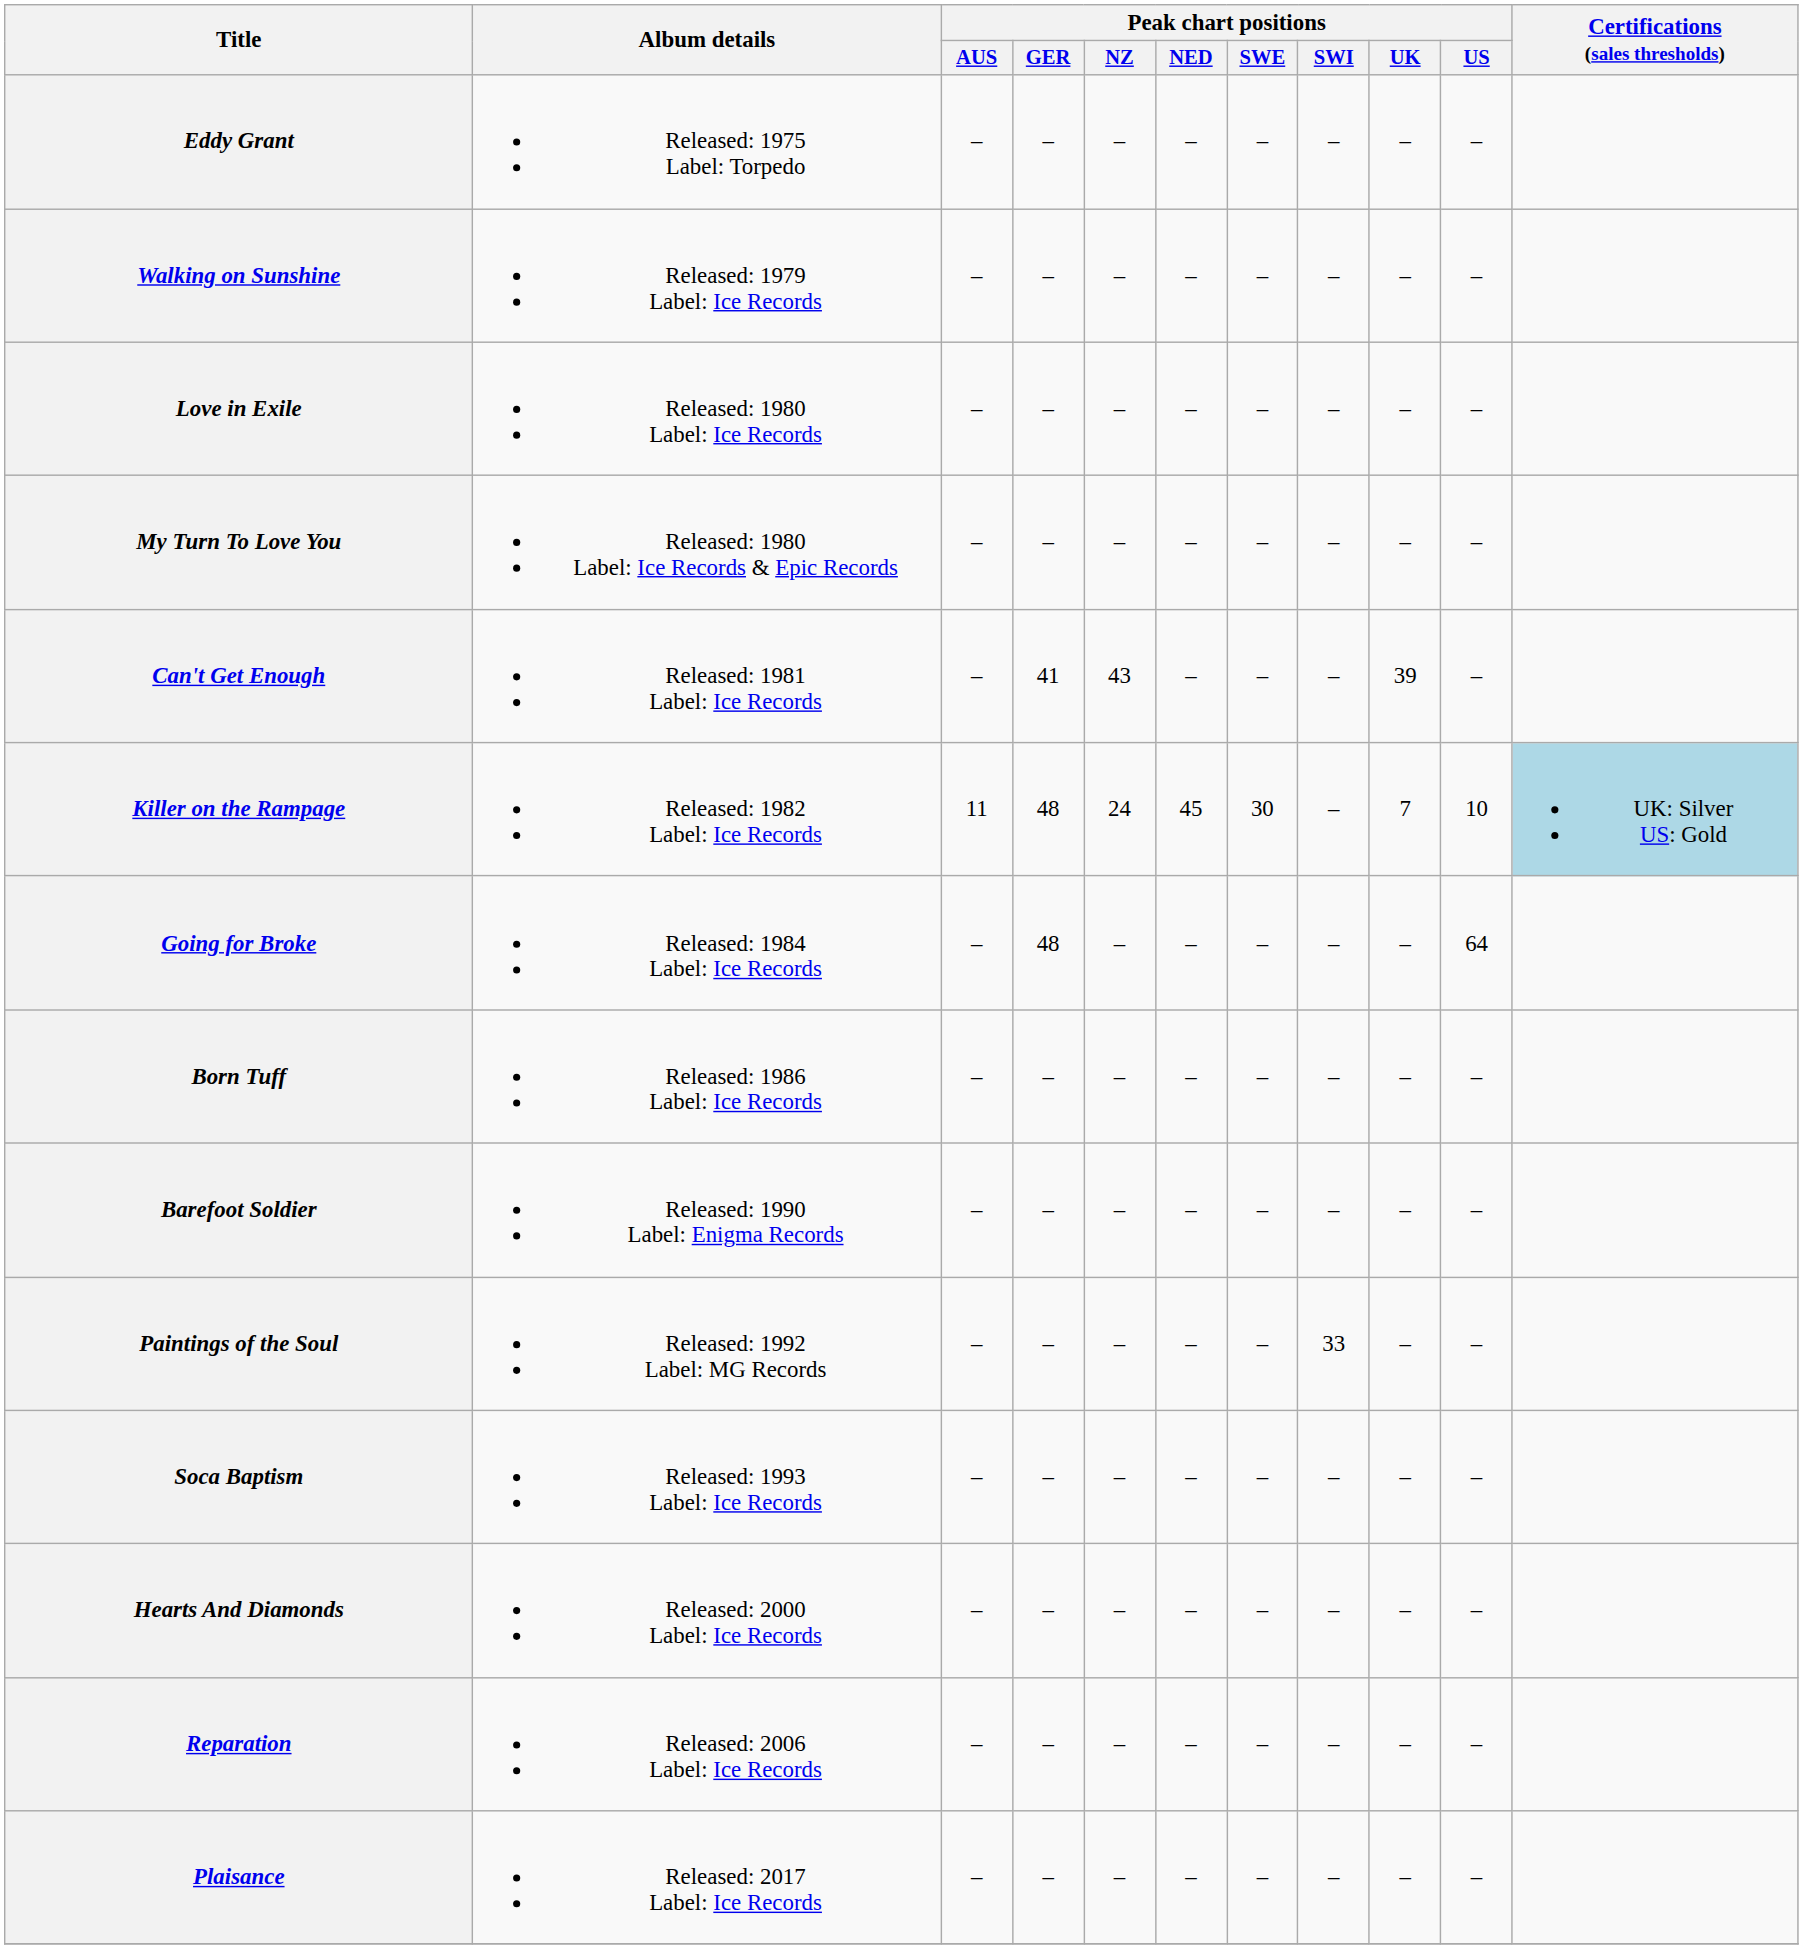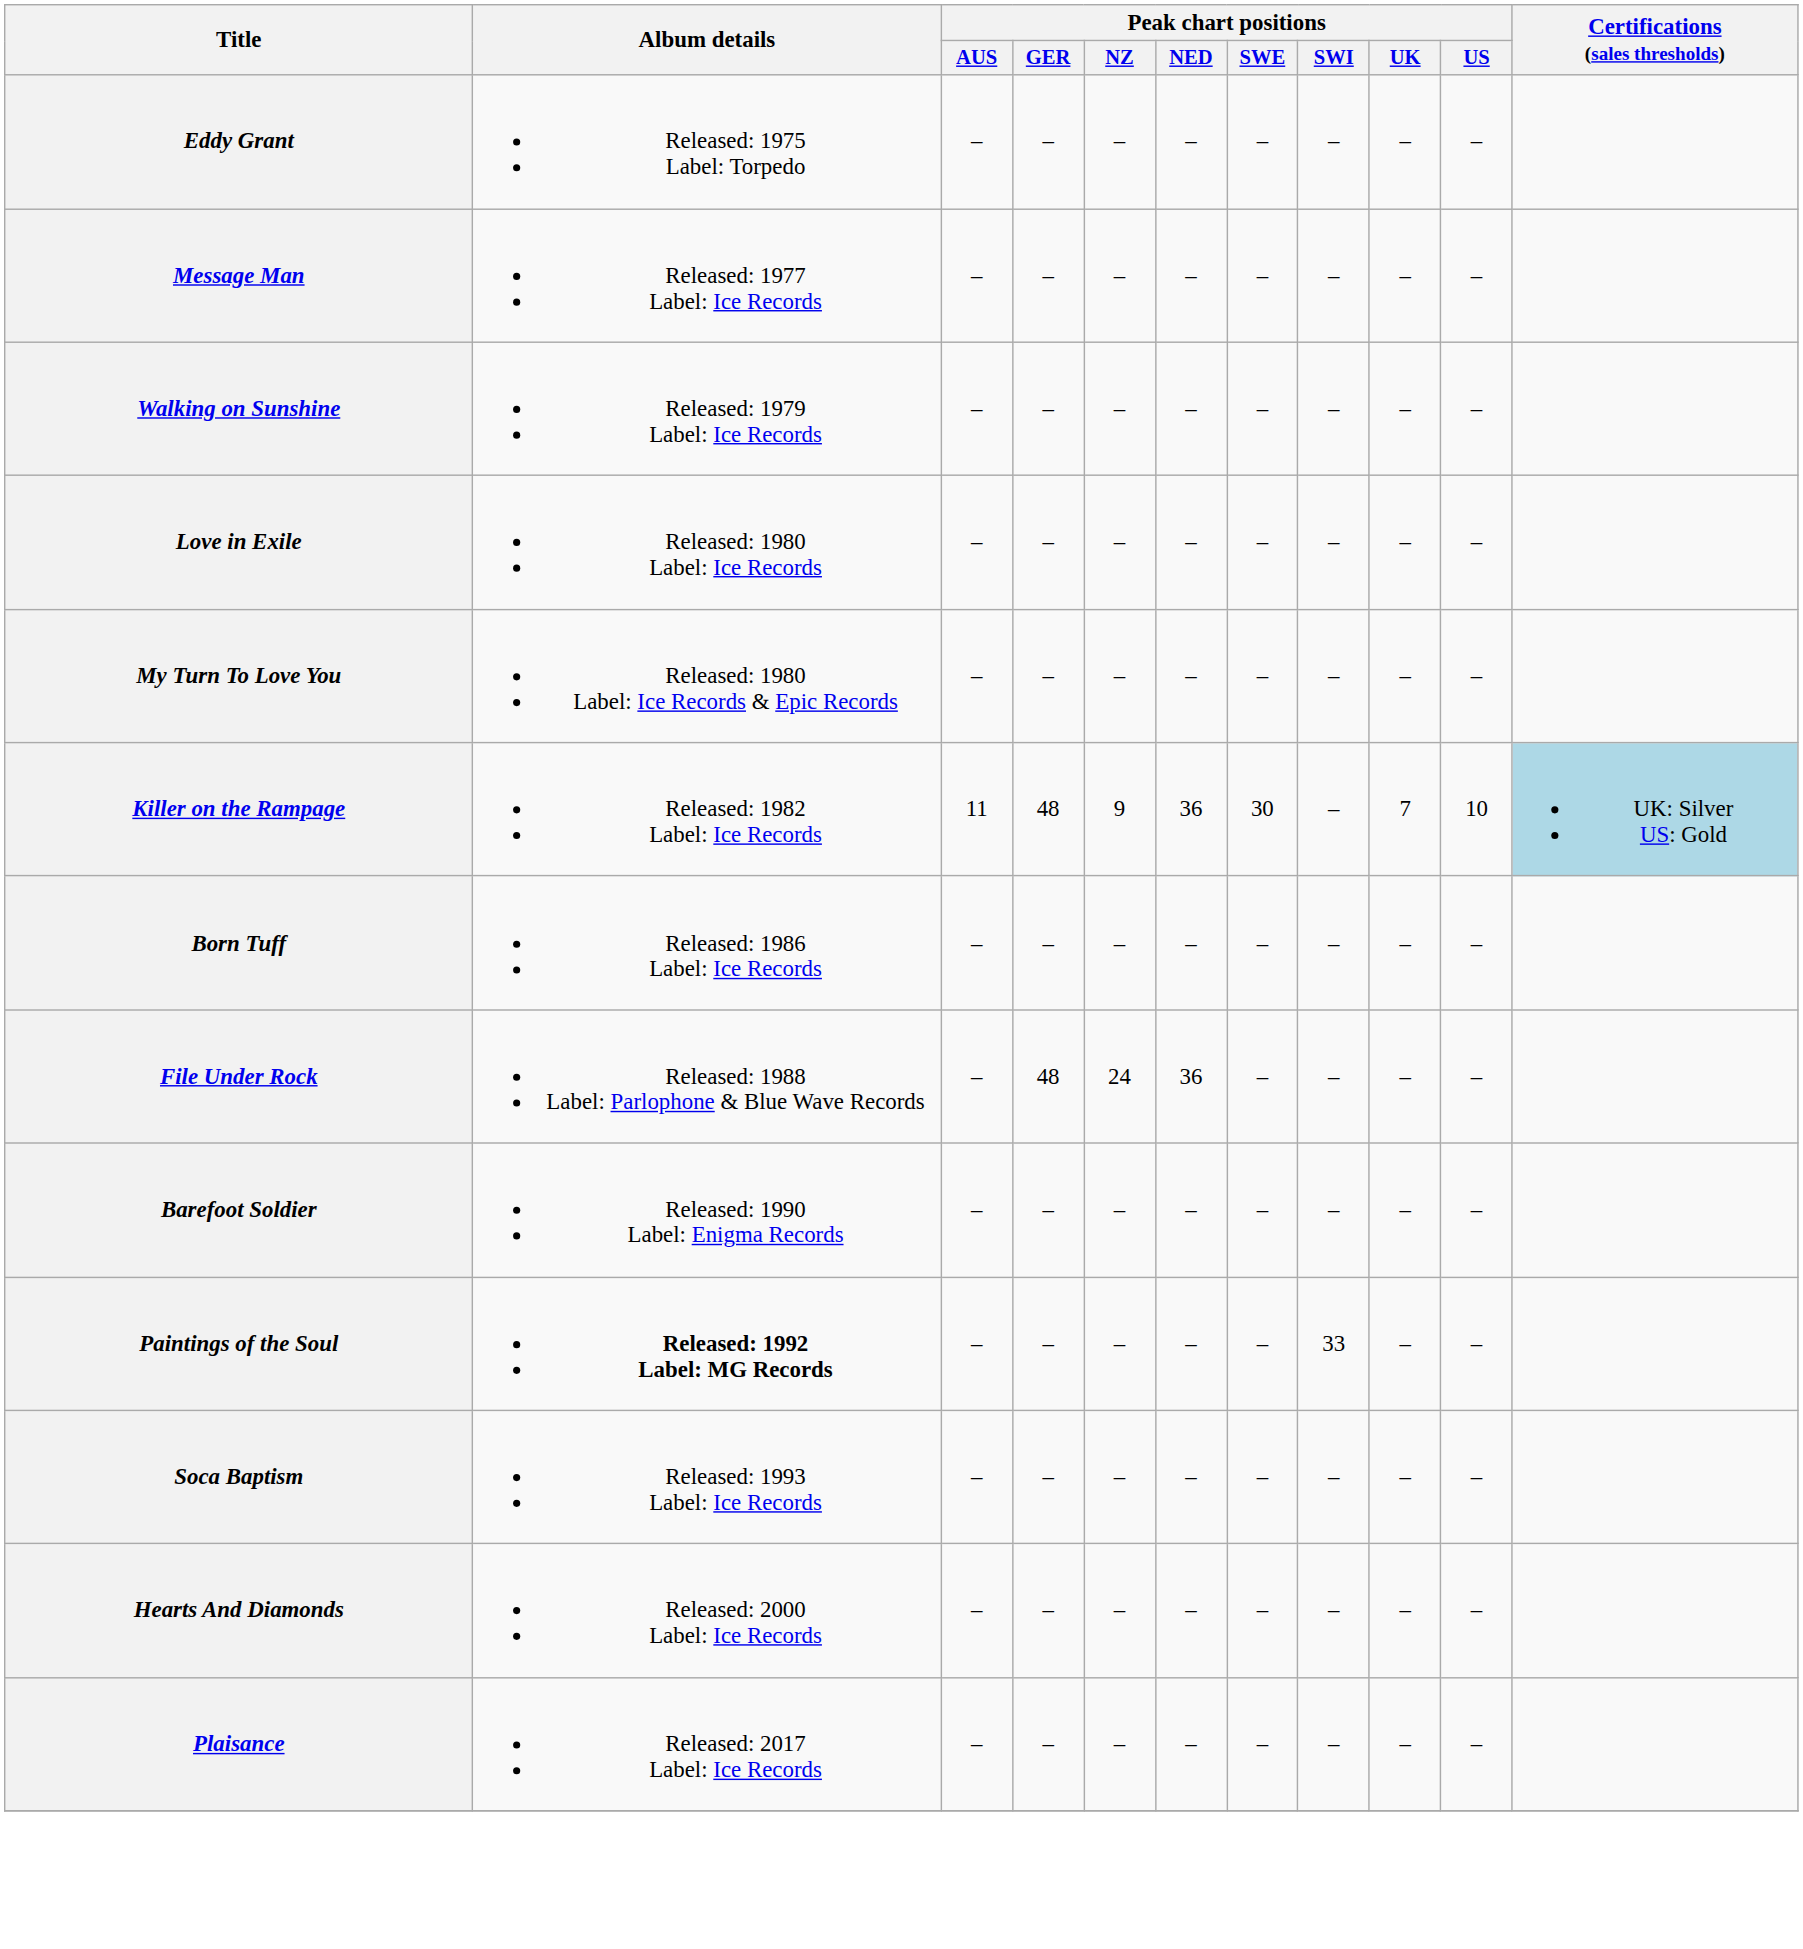+ row: (239, 275)
- row: (239, 675)
(1120, 809) 24 -> (1120, 809) 9
(1191, 809) 45 -> (1191, 809) 36
- row: (239, 942)
+ row: (239, 1076)
(707, 1356) normal -> (707, 1356) bold
- row: (239, 1743)
